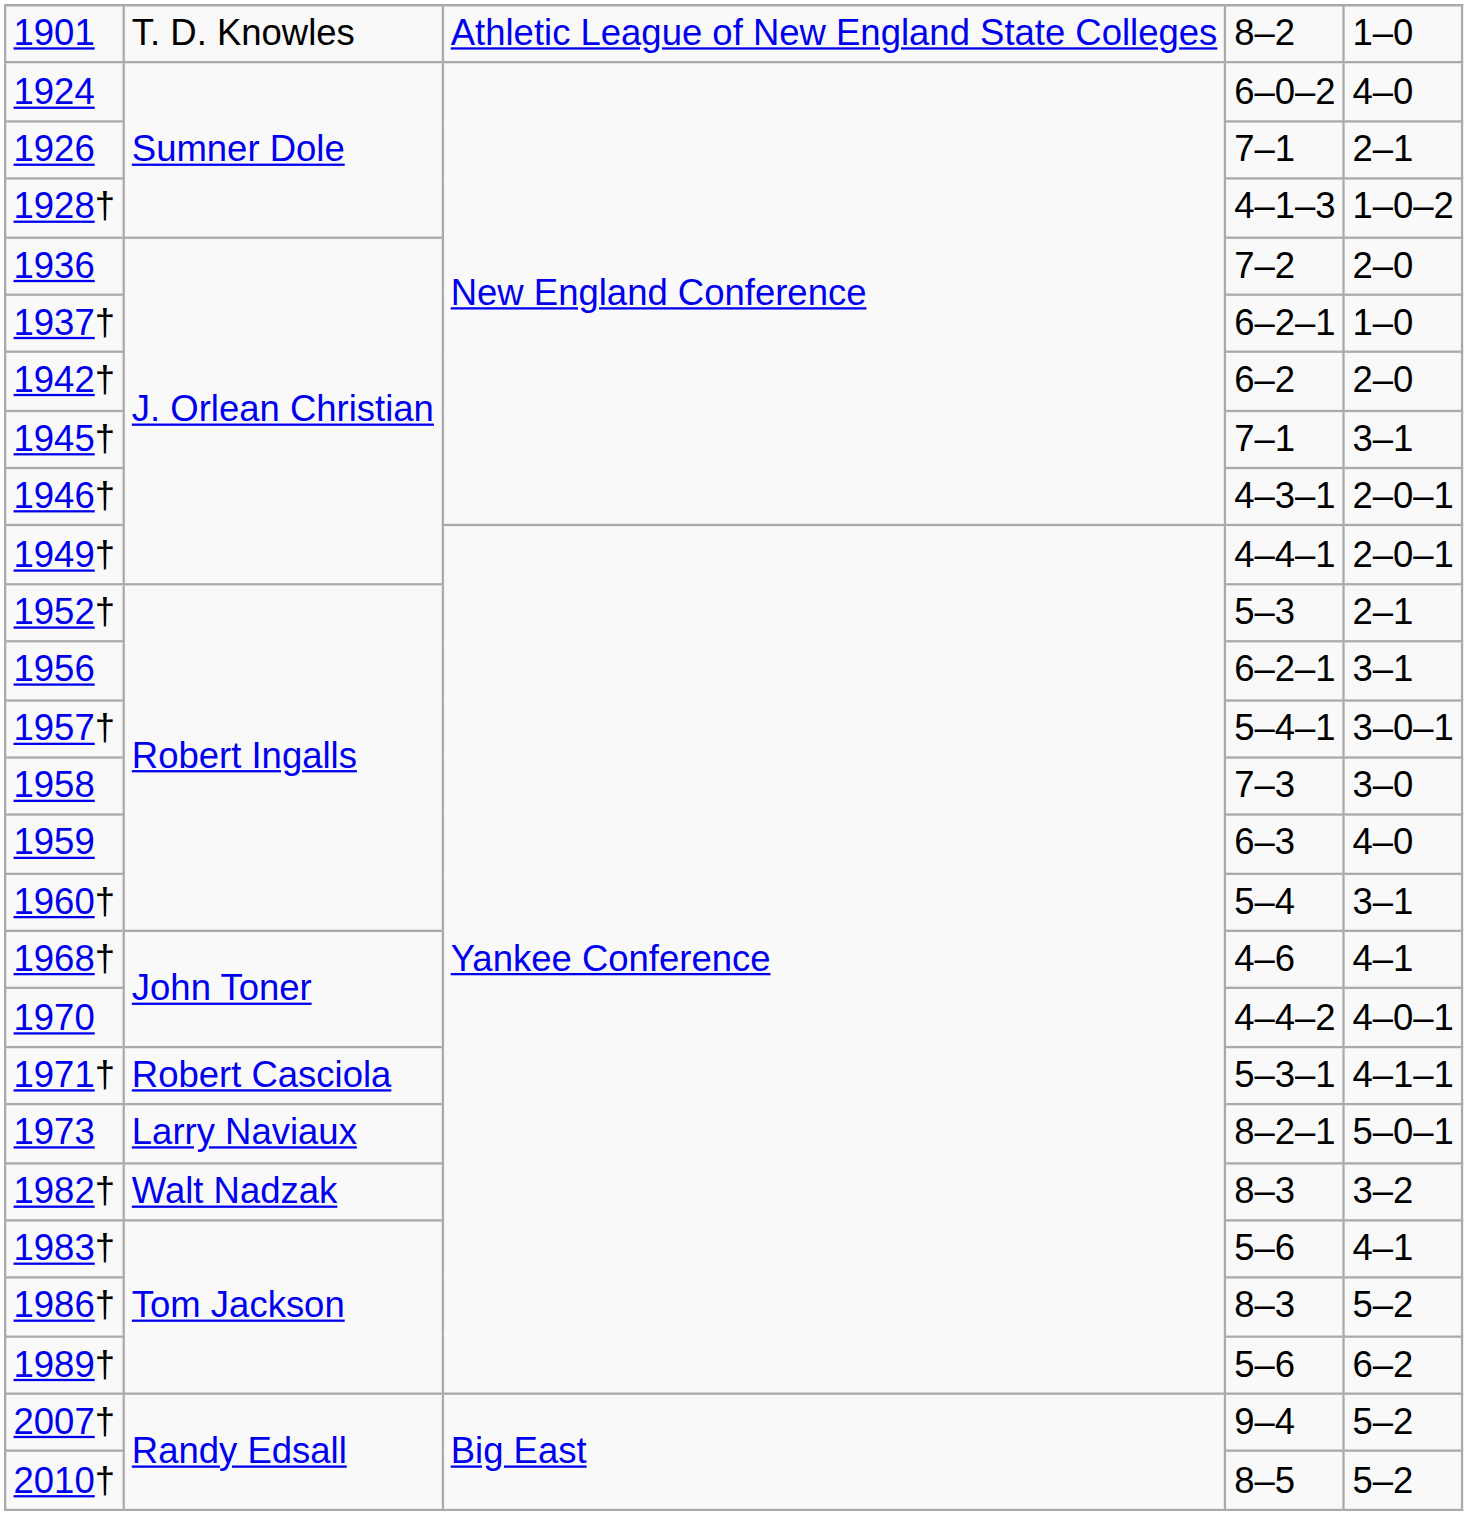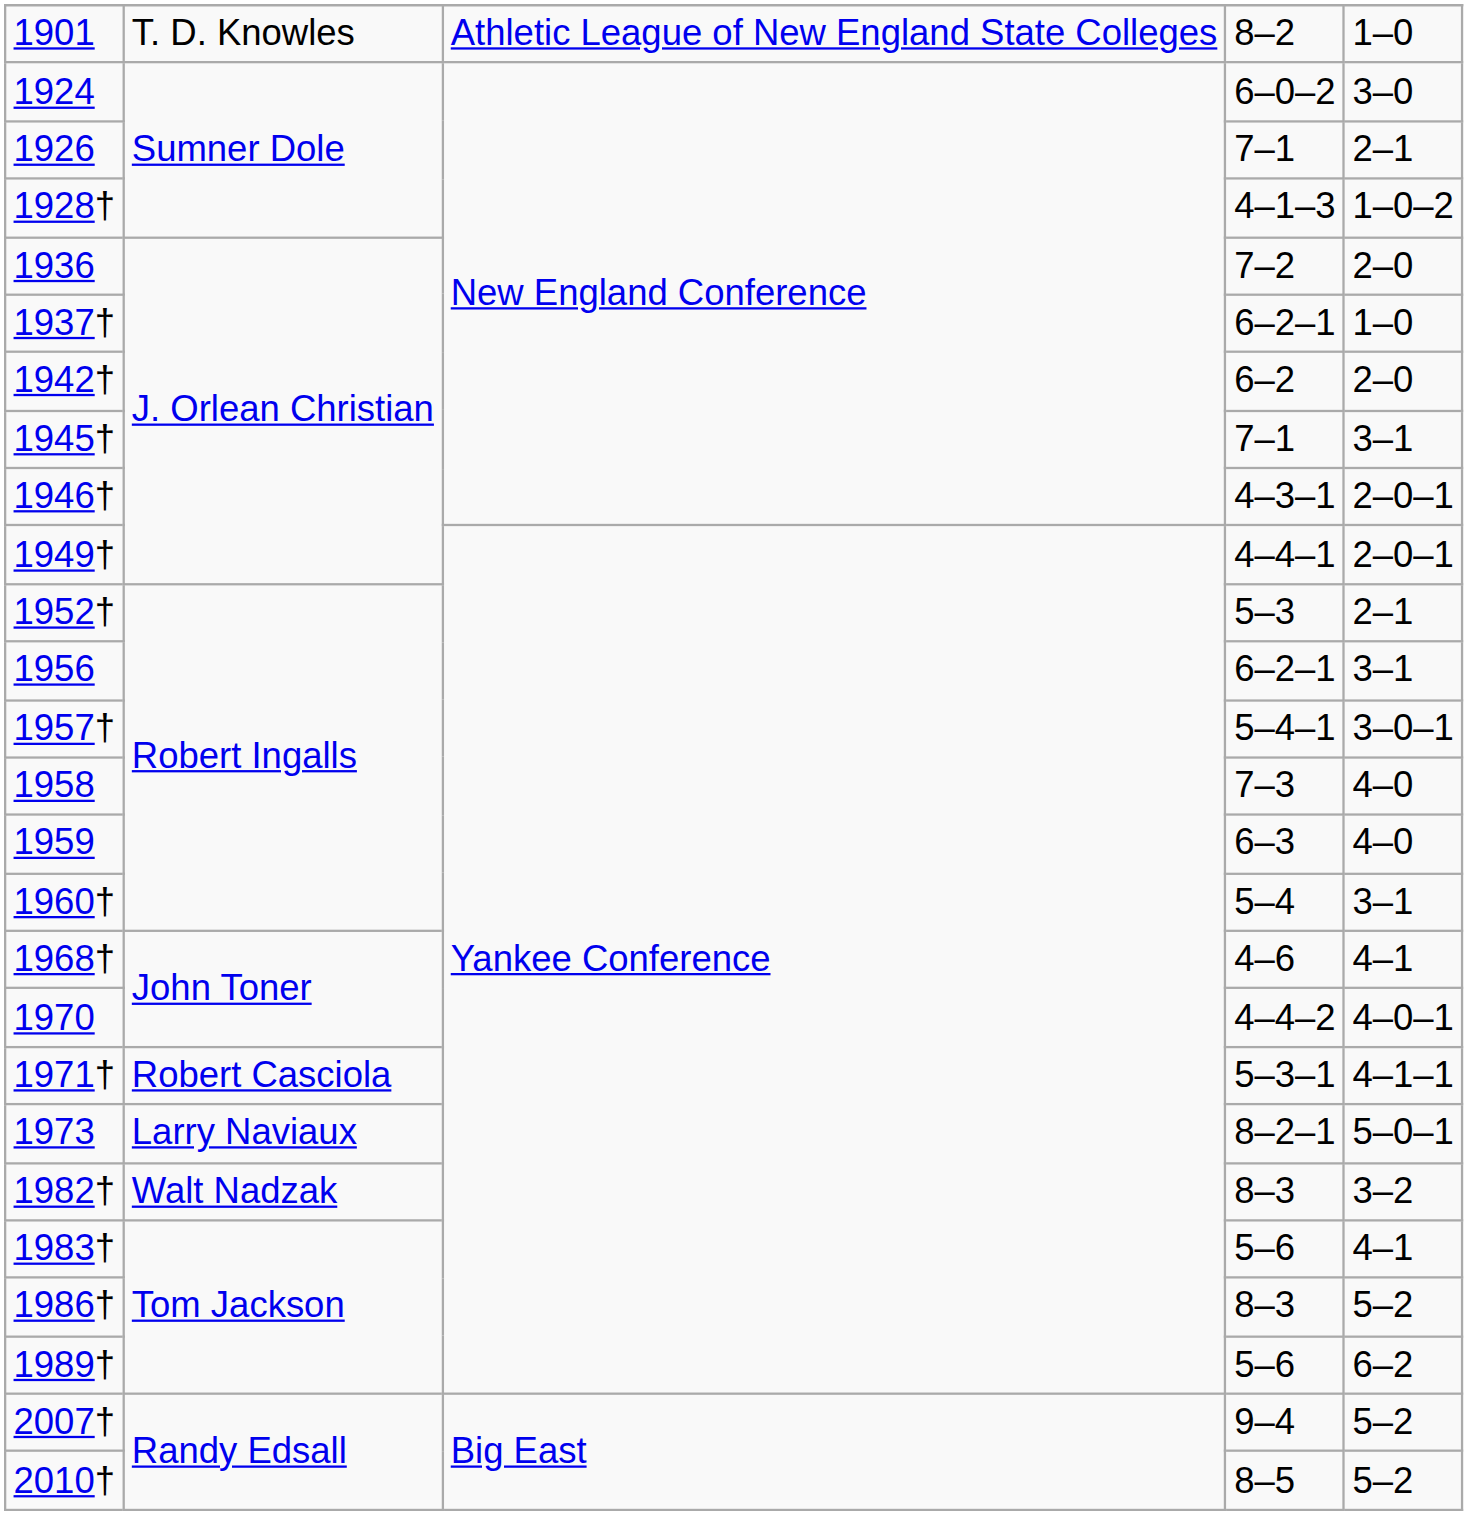(1383, 91) 4–0 -> (1383, 91) 3–0
(1383, 785) 3–0 -> (1383, 785) 4–0
